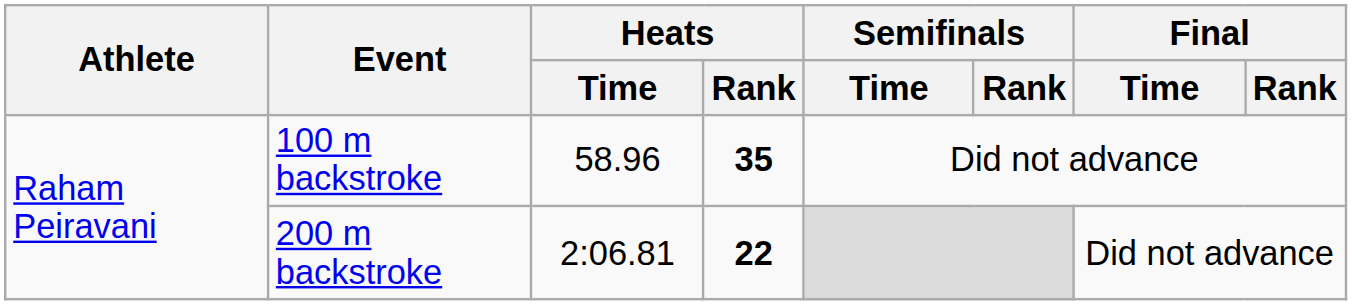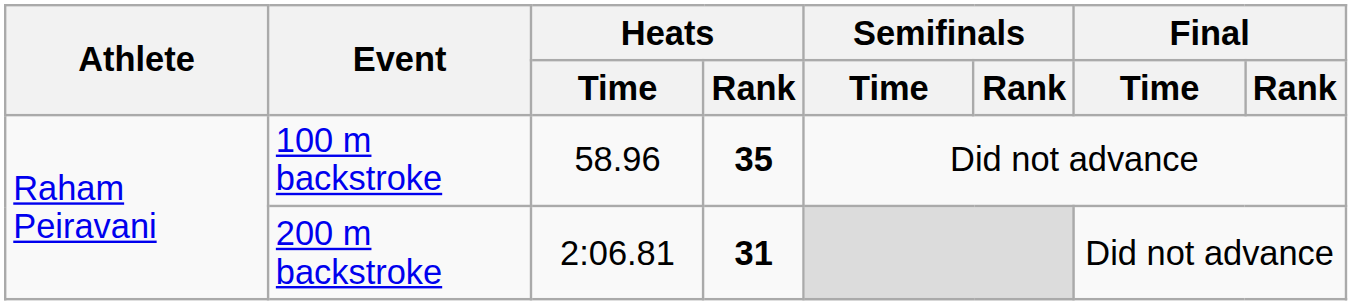(754, 253) 22 -> (754, 253) 31
